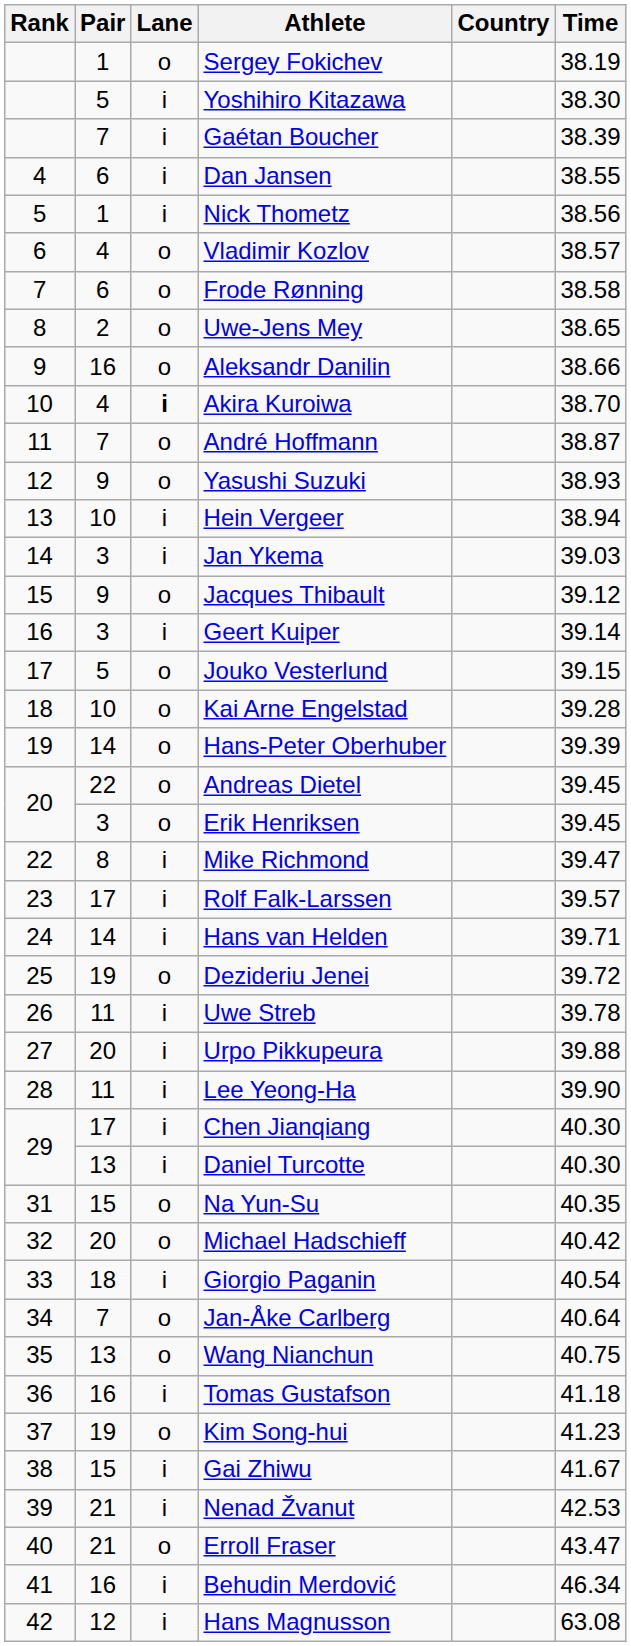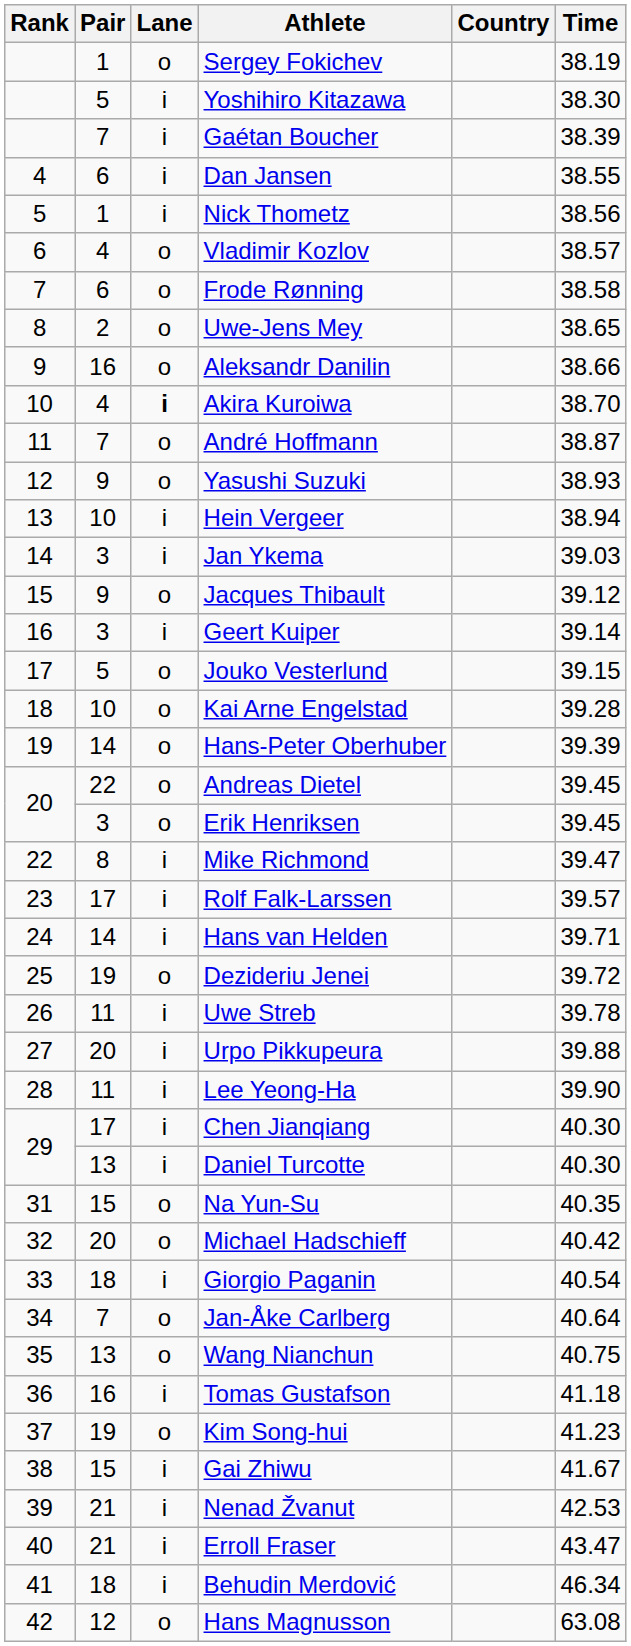(164, 1546) o -> (164, 1546) i
(103, 1584) 16 -> (103, 1584) 18
(164, 1622) i -> (164, 1622) o
